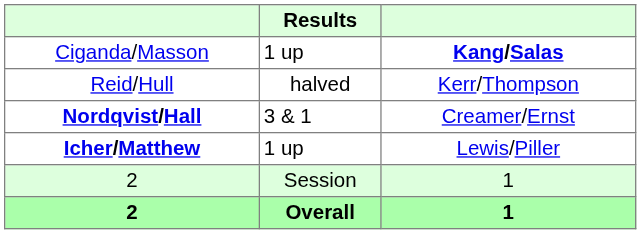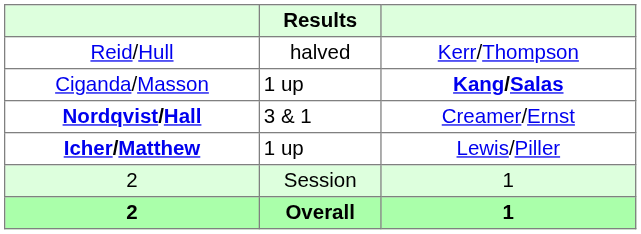rows swapped: (132, 84) <-> (132, 52)
